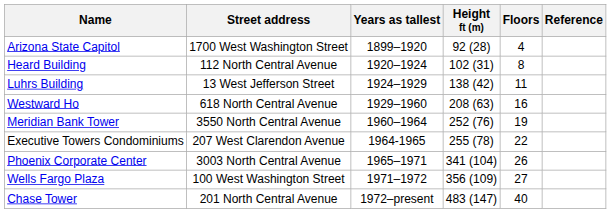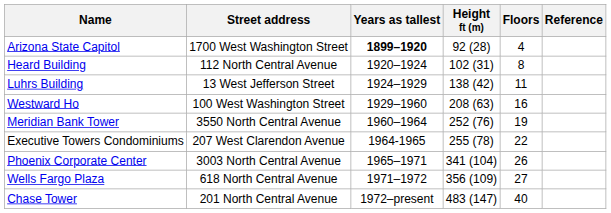(397, 46) normal -> (397, 46) bold
(269, 103) 618 North Central Avenue -> (269, 103) 100 West Washington Street
(269, 179) 100 West Washington Street -> (269, 179) 618 North Central Avenue
